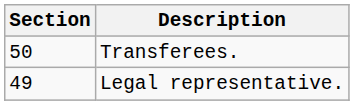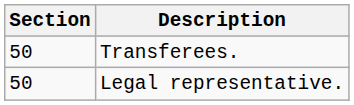(21, 84) 49 -> (21, 84) 50
